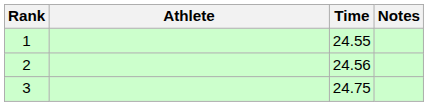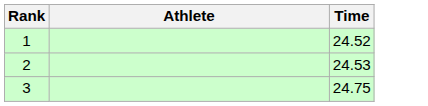- column: (399, 16)
(352, 40) 24.55 -> (352, 40) 24.52
(352, 64) 24.56 -> (352, 64) 24.53
